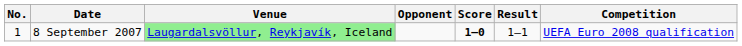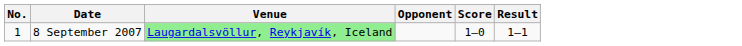- column: (639, 14)
(475, 32) bold -> (475, 32) normal
